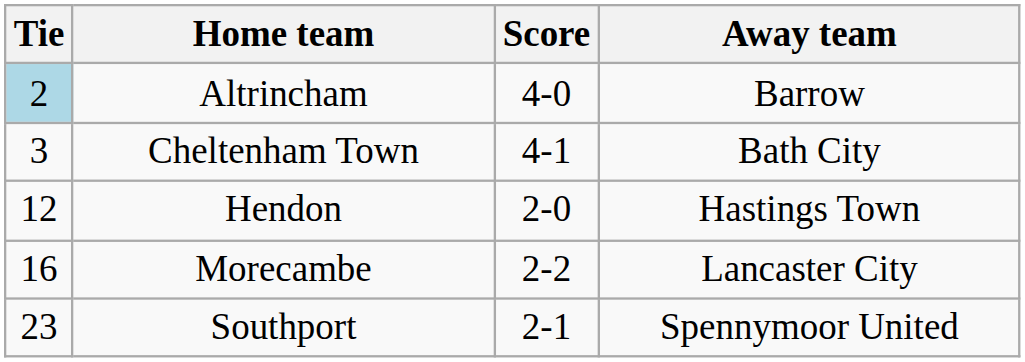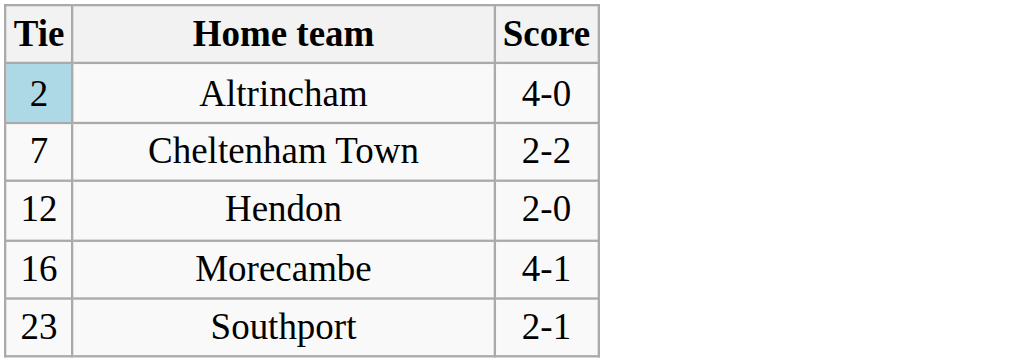- column: (809, 33)
(39, 151) 3 -> (39, 151) 7
(546, 151) 4-1 -> (546, 151) 2-2
(546, 268) 2-2 -> (546, 268) 4-1
